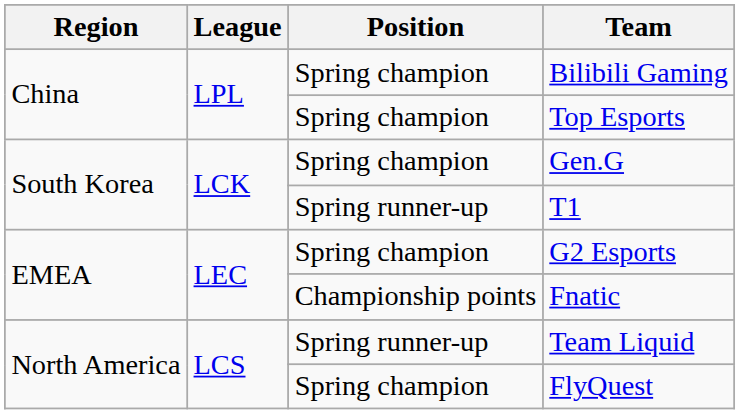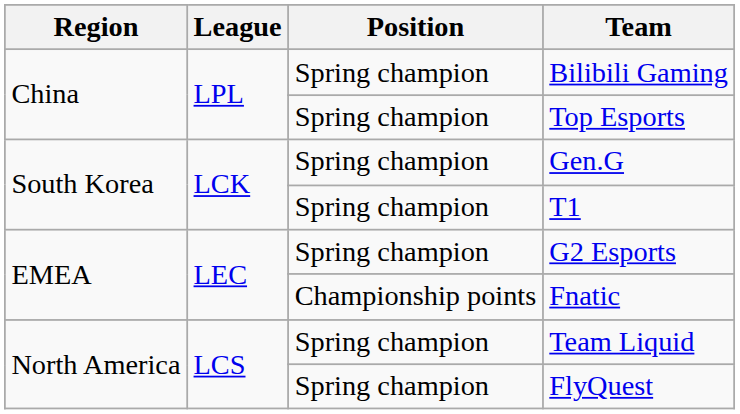(392, 206) Spring runner-up -> (392, 206) Spring champion
(392, 341) Spring runner-up -> (392, 341) Spring champion
